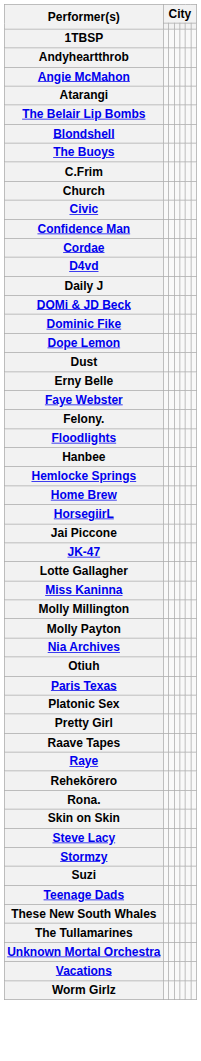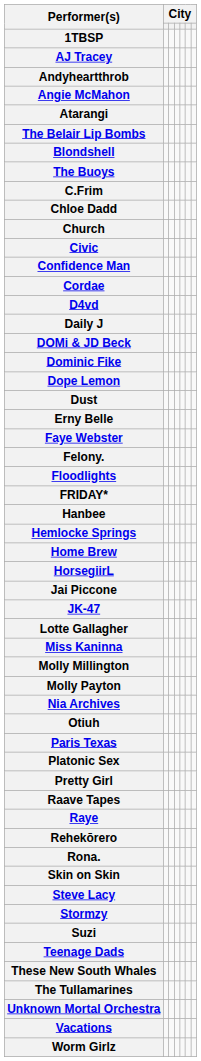+ row: (84, 57)
+ row: (84, 209)
+ row: (84, 495)
